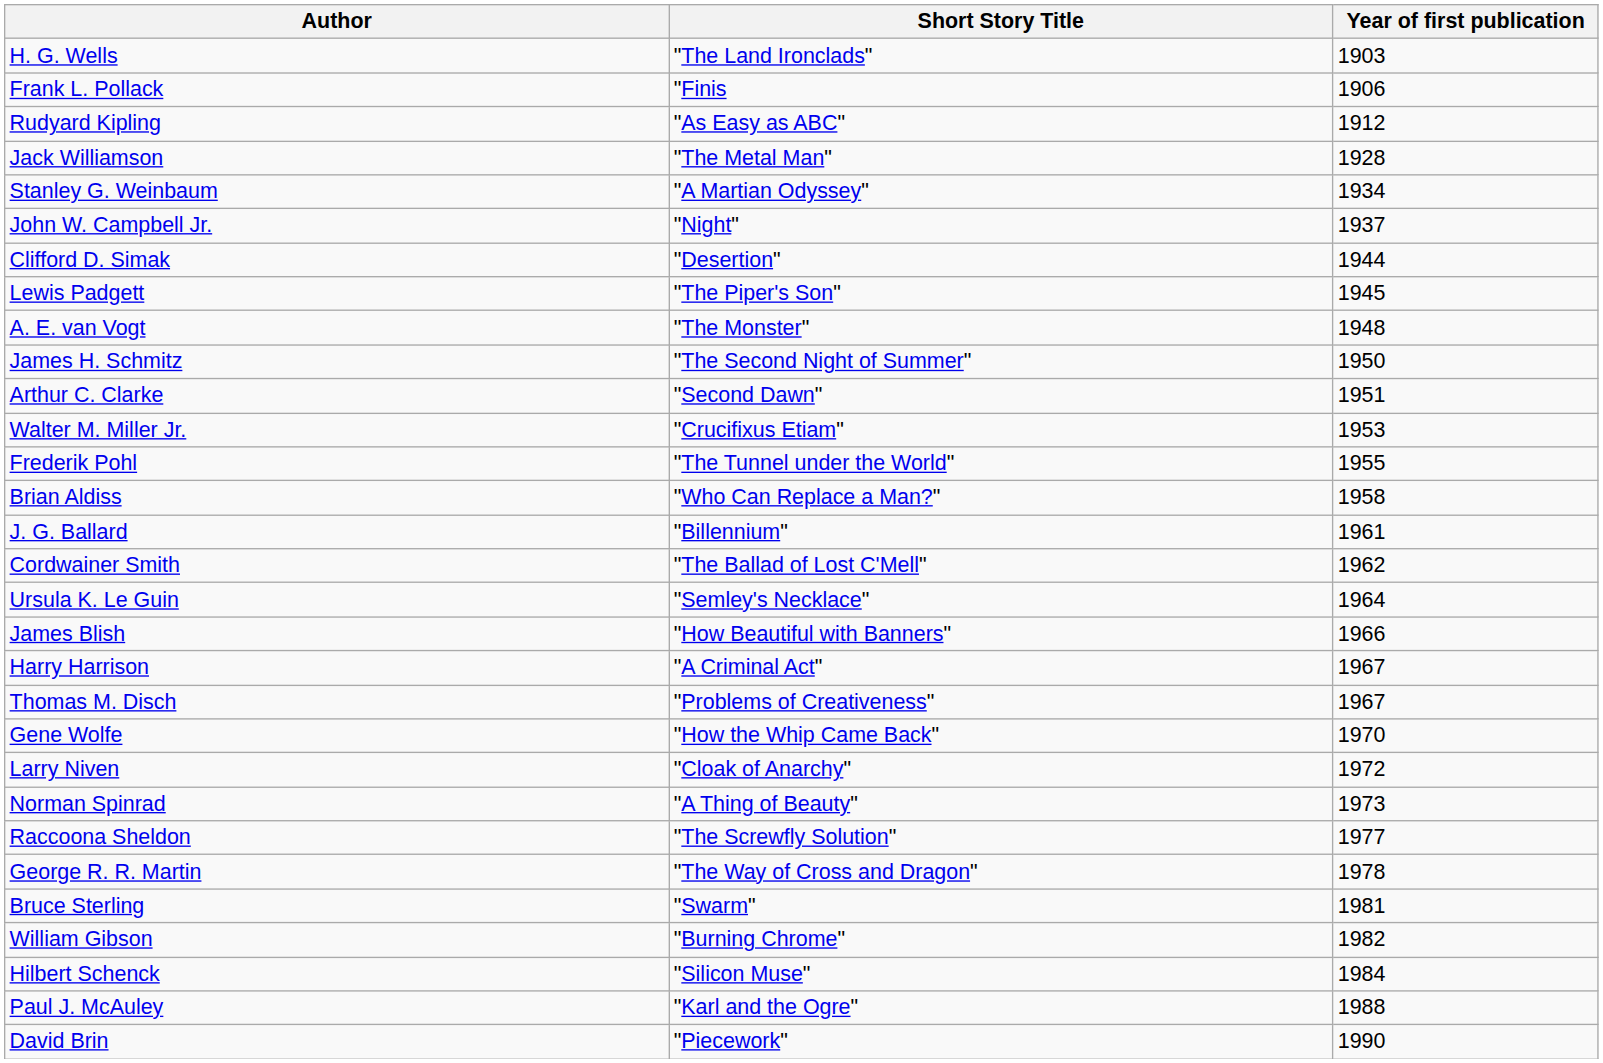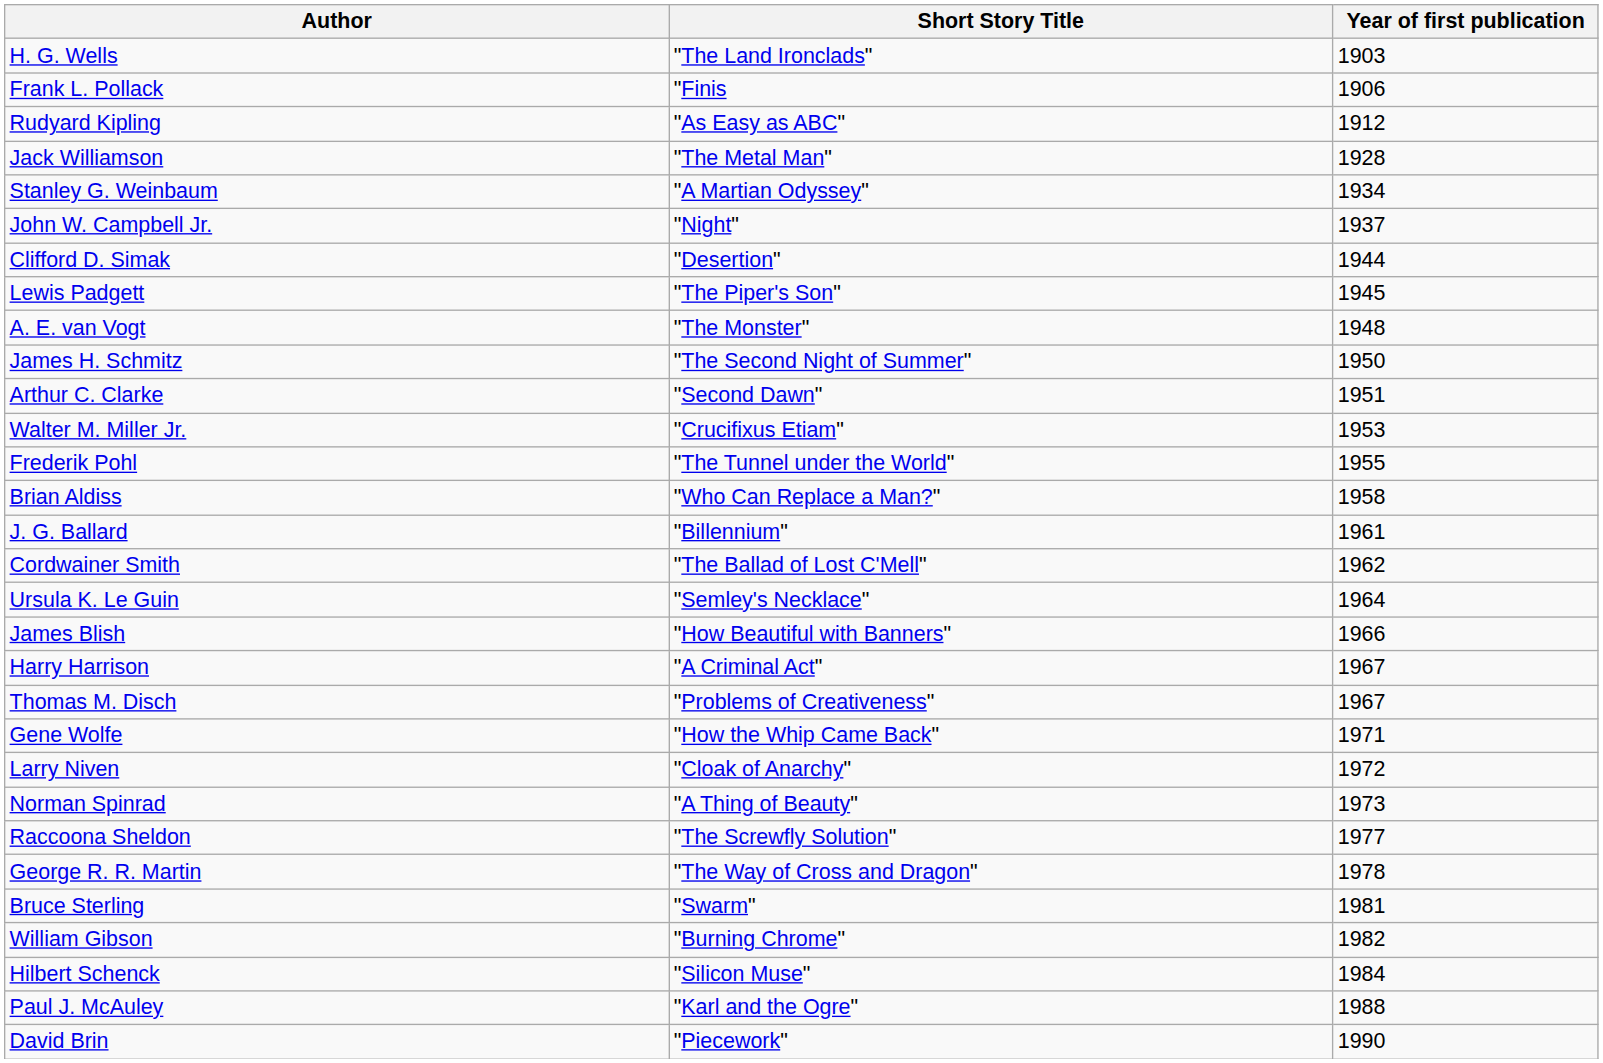(1362, 735) 1970 -> (1362, 735) 1971
